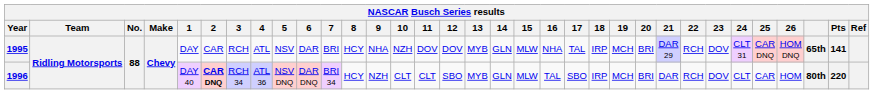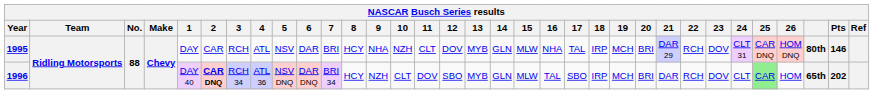(427, 49) DOV -> (427, 49) CLT
(816, 49) 65th -> (816, 49) 80th
(838, 49) 141 -> (838, 49) 146
(427, 76) CLT -> (427, 76) DOV
(765, 76) no background -> (765, 76) lightgreen background
(816, 76) 80th -> (816, 76) 65th
(838, 76) 220 -> (838, 76) 202
